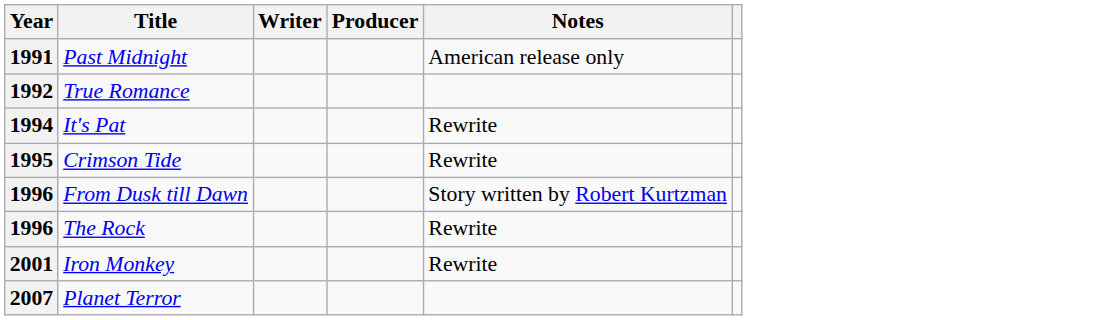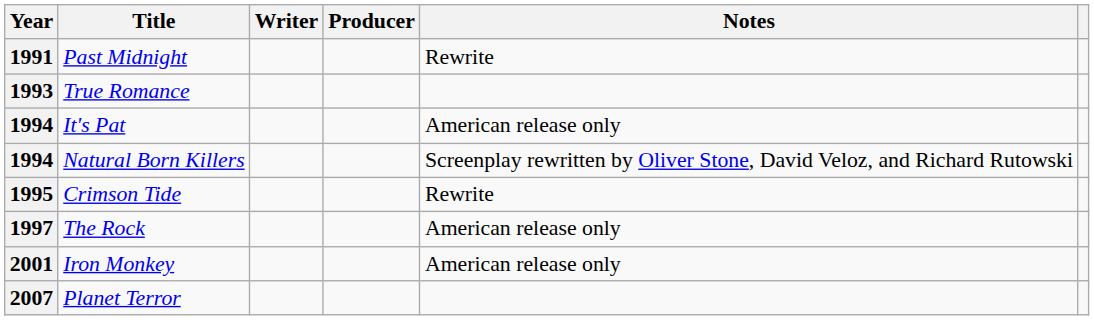(526, 56) American release only -> (459, 56) Rewrite
(31, 90) 1992 -> (31, 90) 1993
(463, 125) Rewrite -> (523, 125) American release only
+ row: (154, 159)
- row: (156, 194)
(31, 228) 1996 -> (31, 228) 1997
(463, 228) Rewrite -> (523, 228) American release only
(463, 263) Rewrite -> (523, 263) American release only
